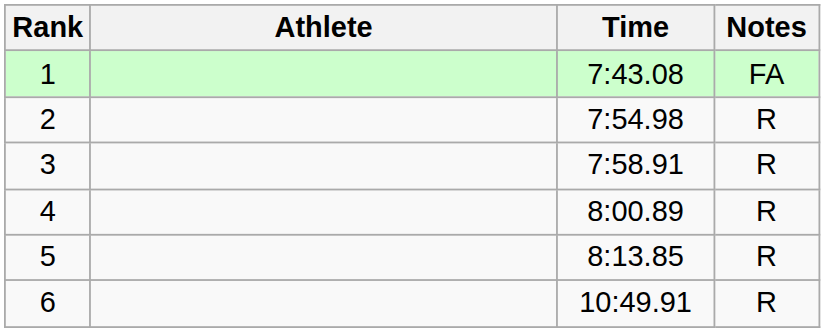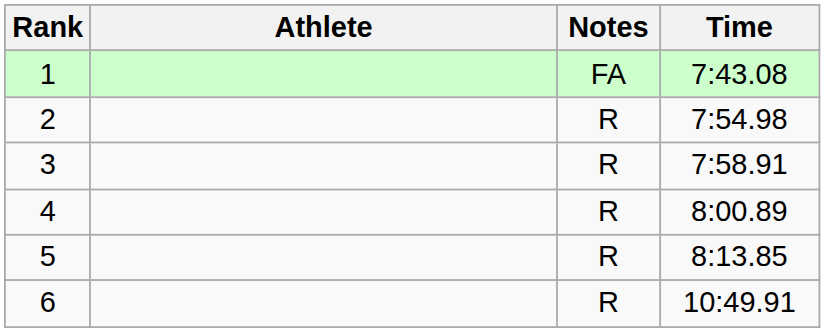columns swapped: (636, 27) <-> (767, 27)
